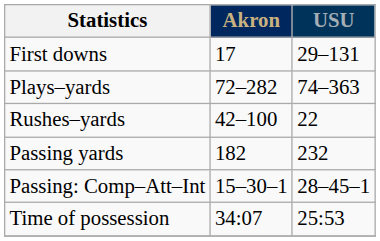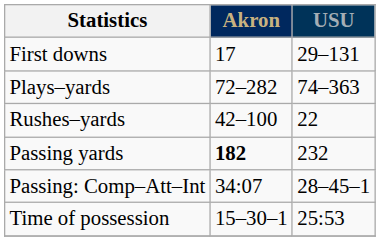(231, 152) normal -> (231, 152) bold
(251, 185) 15–30–1 -> (239, 185) 34:07
(239, 218) 34:07 -> (251, 218) 15–30–1
